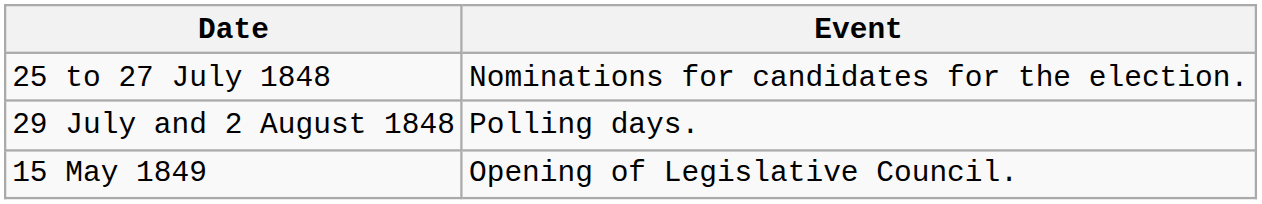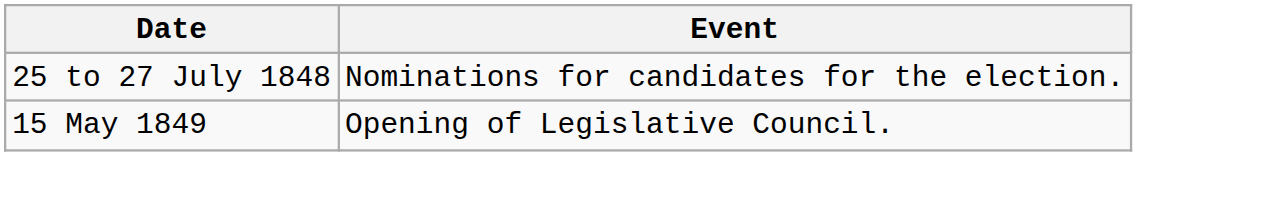- row: (234, 125)
